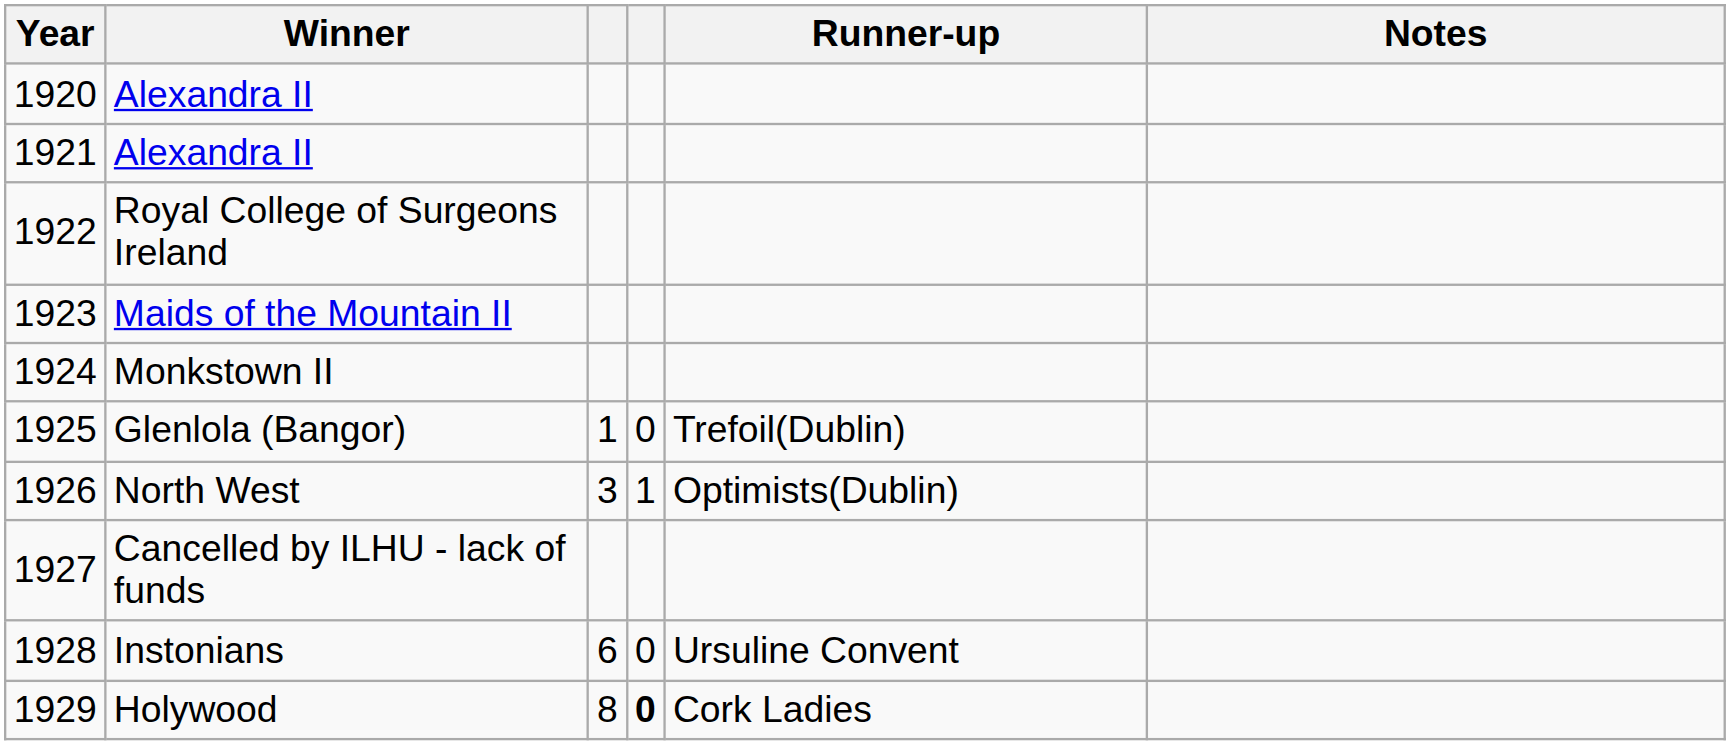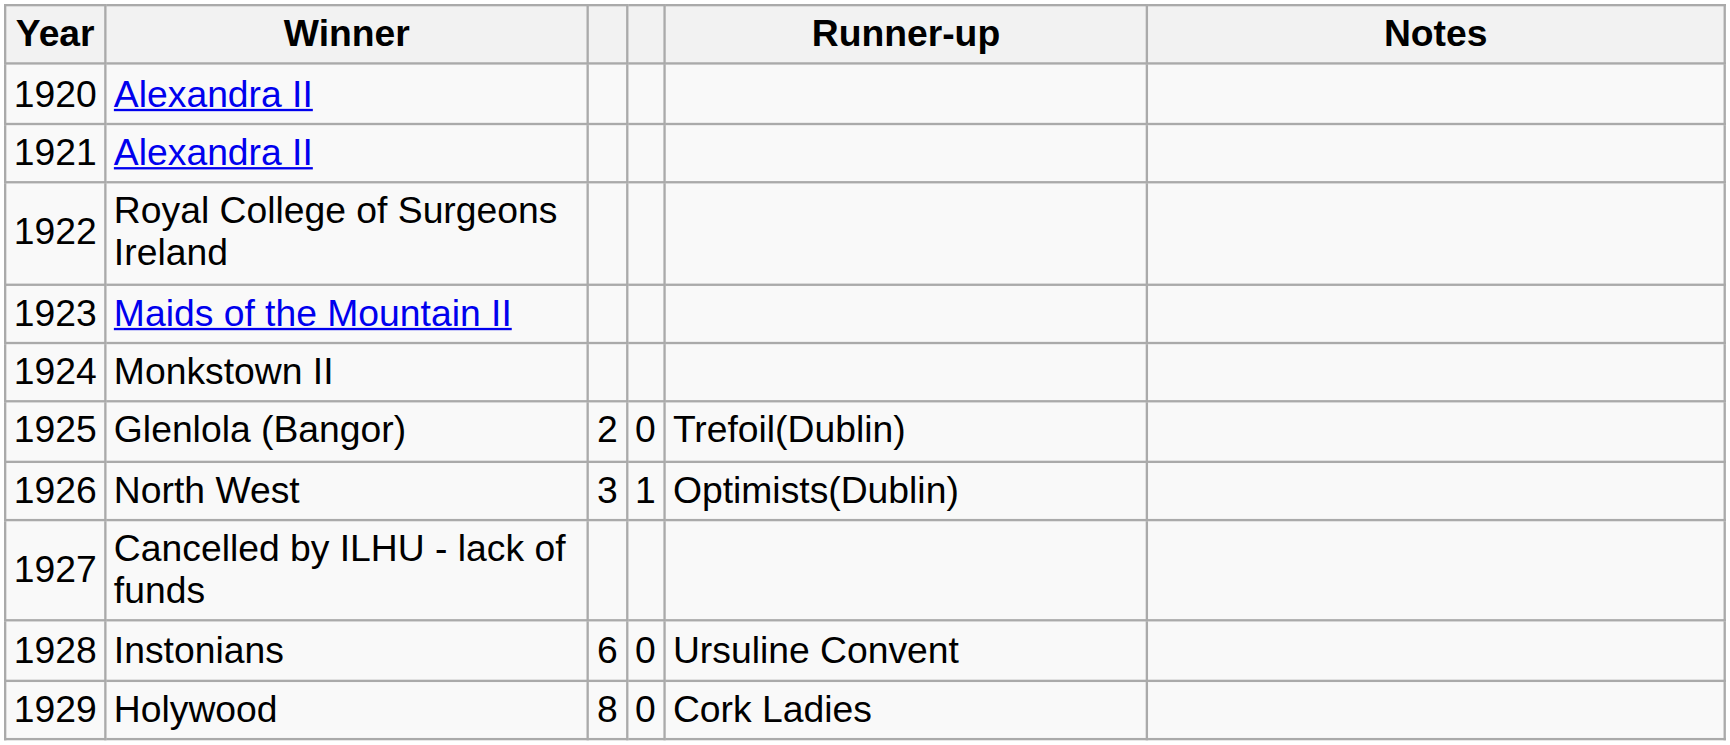(607, 430) 1 -> (607, 430) 2
(645, 709) bold -> (645, 709) normal
